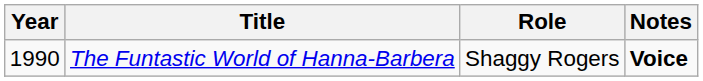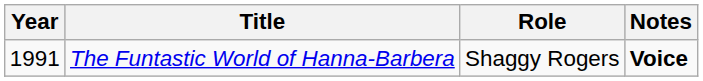(35, 57) 1990 -> (35, 57) 1991
